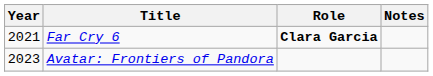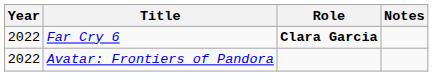(24, 38) 2021 -> (24, 38) 2022
(24, 60) 2023 -> (24, 60) 2022
